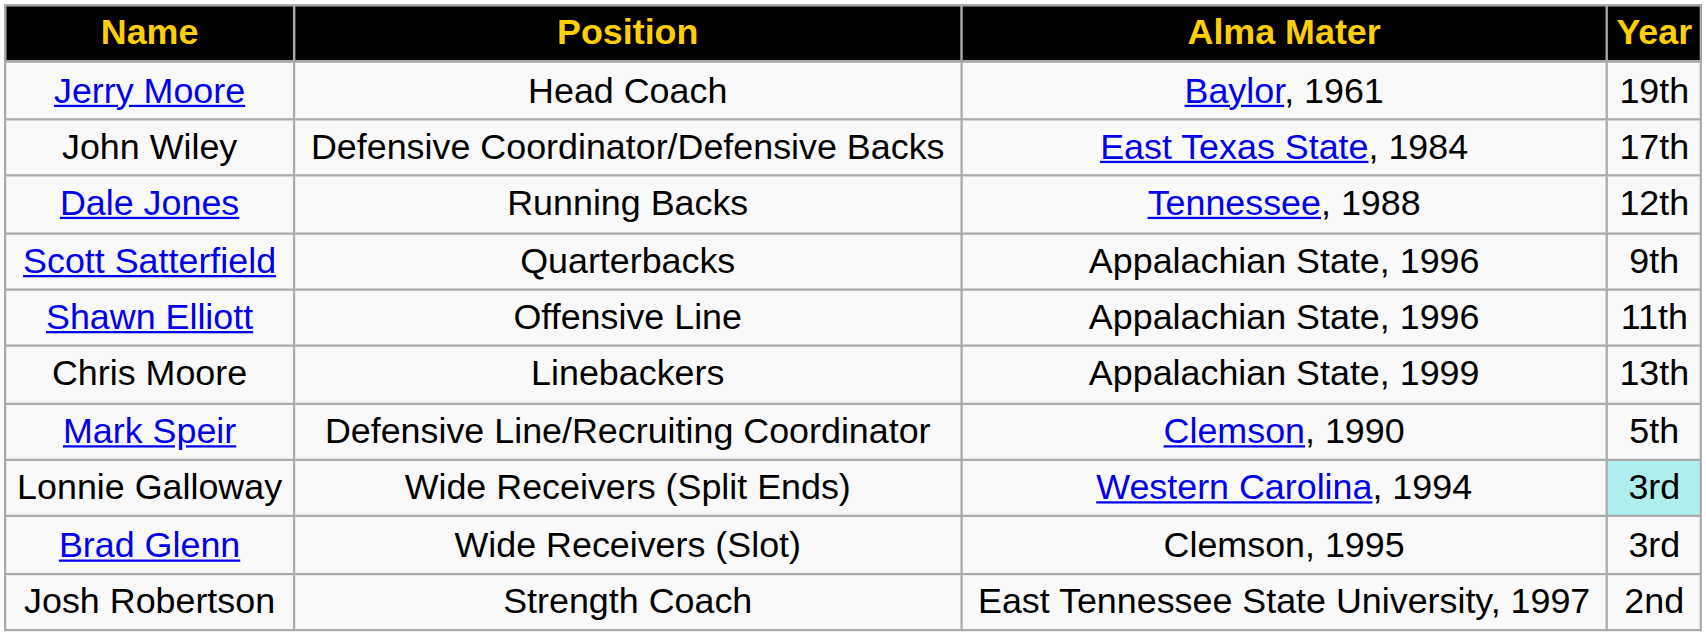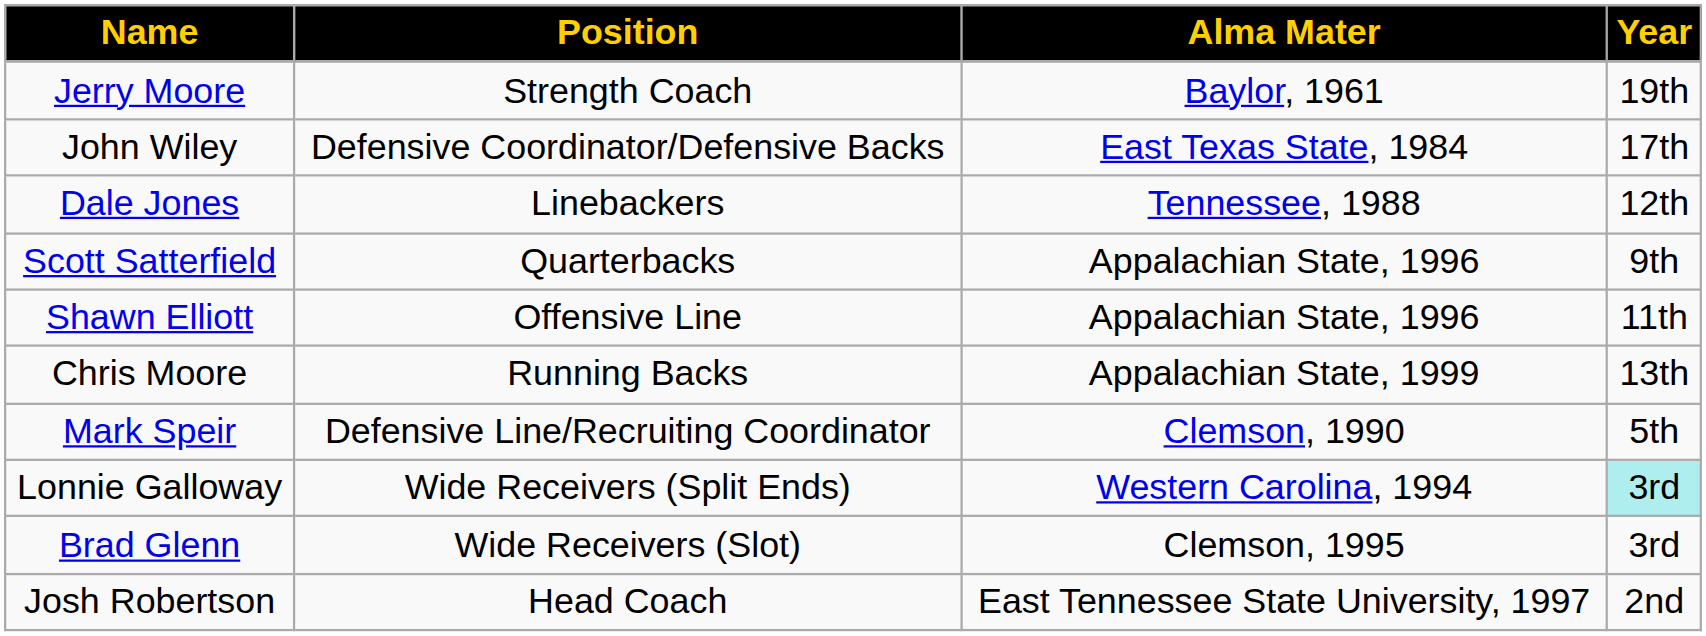(628, 89) Head Coach -> (628, 89) Strength Coach
(628, 203) Running Backs -> (628, 203) Linebackers
(628, 373) Linebackers -> (628, 373) Running Backs
(628, 601) Strength Coach -> (628, 601) Head Coach
